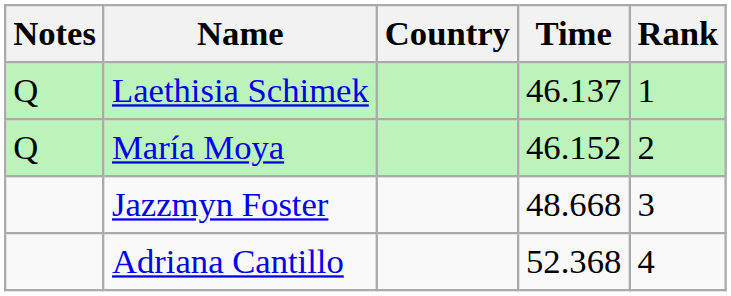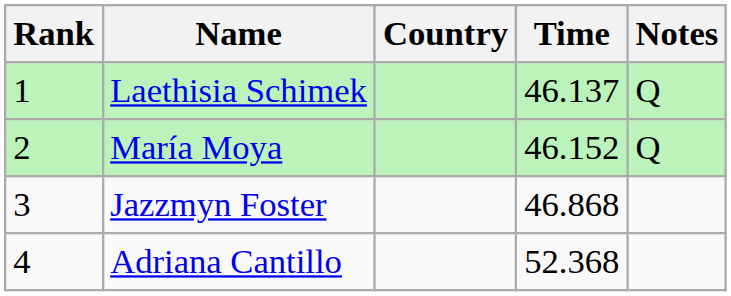columns swapped: (678, 33) <-> (55, 33)
(574, 204) 48.668 -> (572, 204) 46.868
